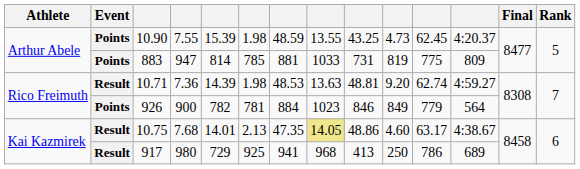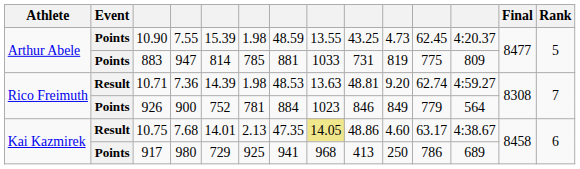(220, 107) 782 -> (220, 107) 752
(112, 153) Result -> (112, 153) Points
